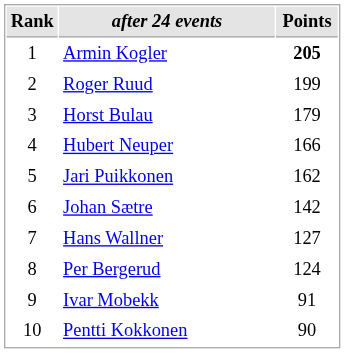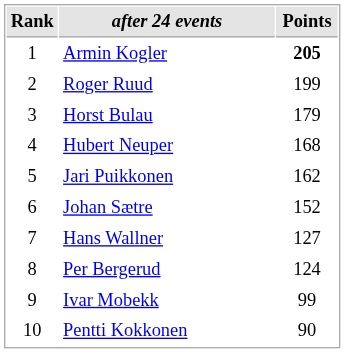(307, 145) 166 -> (307, 145) 168
(307, 207) 142 -> (307, 207) 152
(307, 299) 91 -> (307, 299) 99
